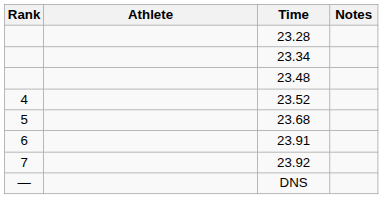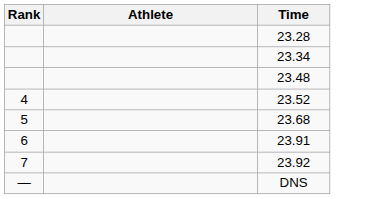- column: (354, 15)
